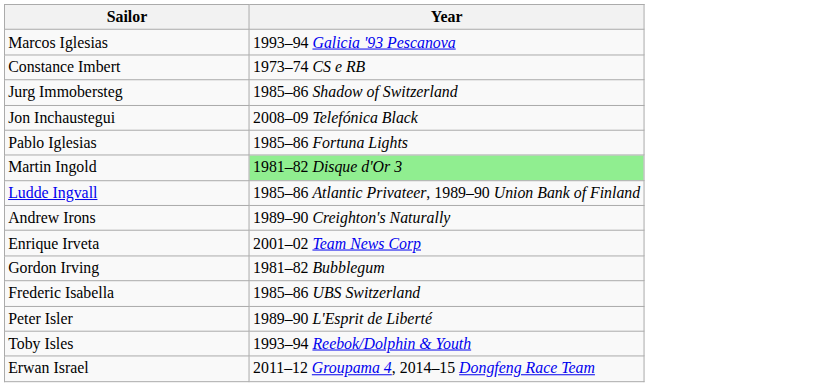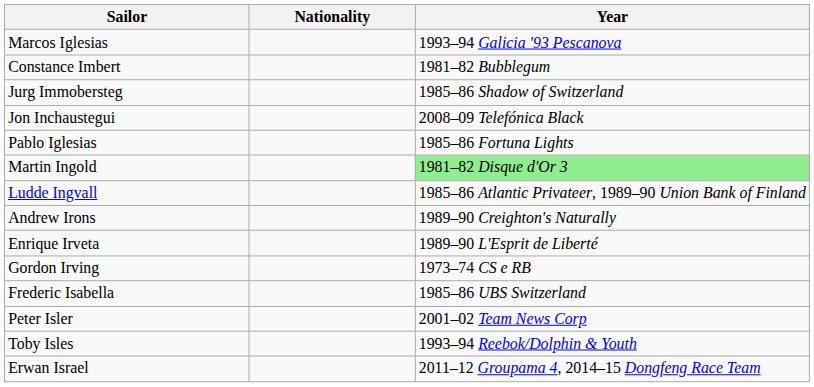+ column: (332, 17)
(309, 67) 1973–74 CS e RB -> (485, 67) 1981–82 Bubblegum
(337, 243) 2001–02 Team News Corp -> (508, 243) 1989–90 L'Esprit de Liberté
(319, 268) 1981–82 Bubblegum -> (475, 268) 1973–74 CS e RB
(343, 318) 1989–90 L'Esprit de Liberté -> (503, 318) 2001–02 Team News Corp
